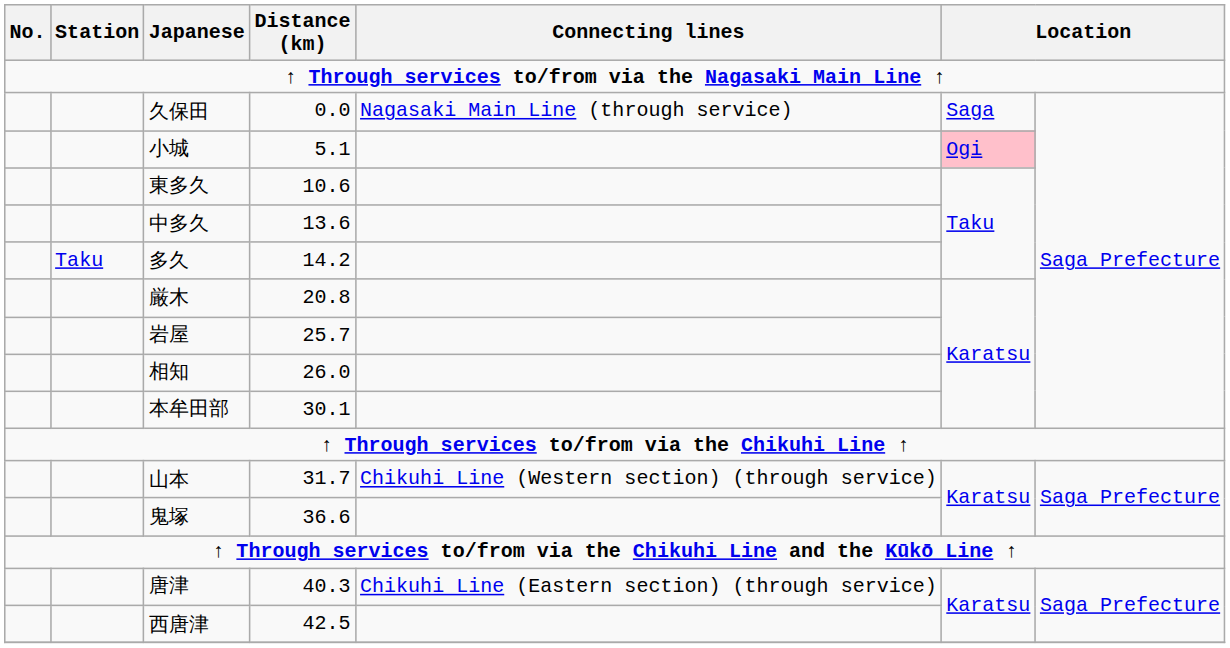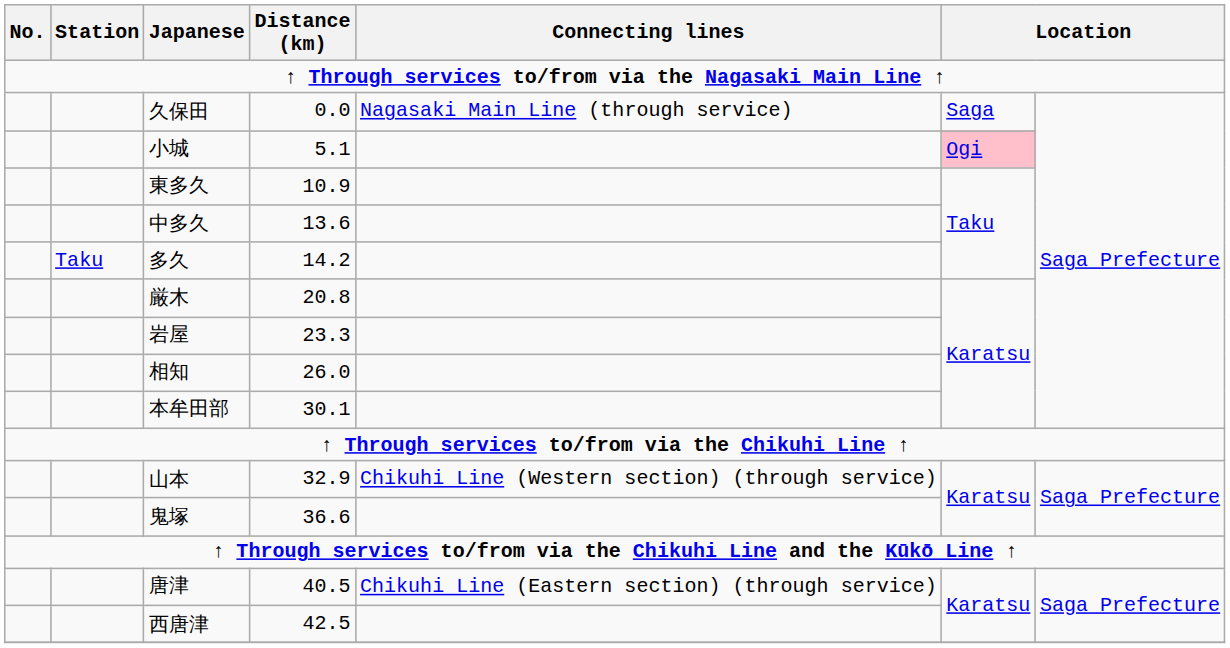(326, 186) 10.6 -> (326, 186) 10.9
(326, 335) 25.7 -> (326, 335) 23.3
(326, 480) 31.7 -> (326, 480) 32.9
(326, 587) 40.3 -> (326, 587) 40.5
